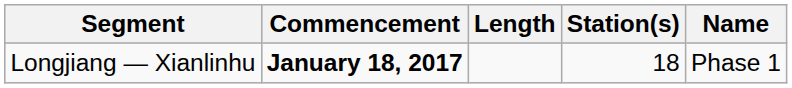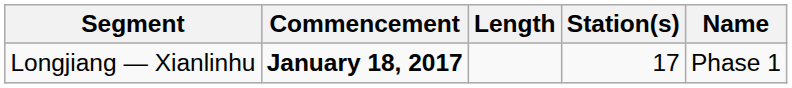(666, 62) 18 -> (666, 62) 17
